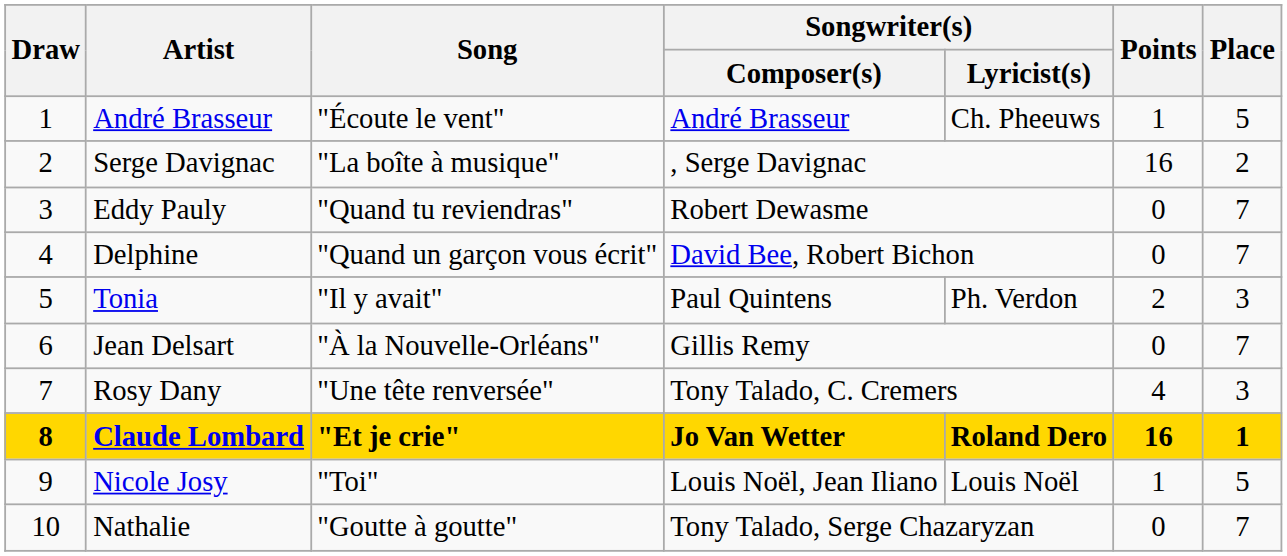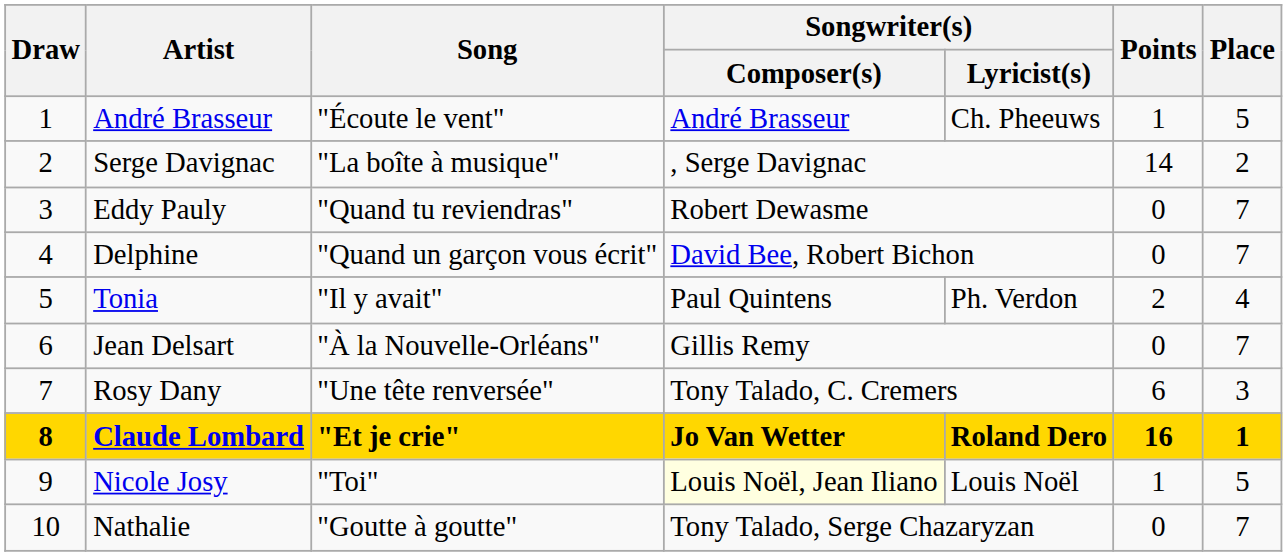(1158, 163) 16 -> (1158, 163) 14
(1242, 299) 3 -> (1242, 299) 4
(1158, 390) 4 -> (1158, 390) 6
(804, 481) no background -> (804, 481) lightyellow background
